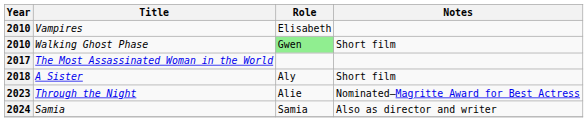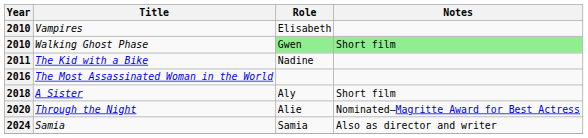(366, 45) no background -> (366, 45) lightgreen background
+ row: (92, 61)
(19, 61) 2017 -> (19, 77) 2016
(19, 93) 2023 -> (19, 109) 2020
